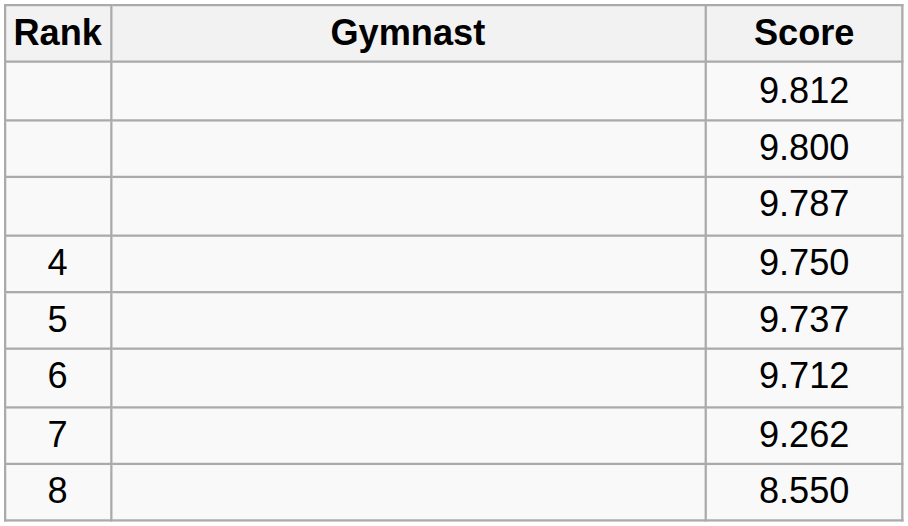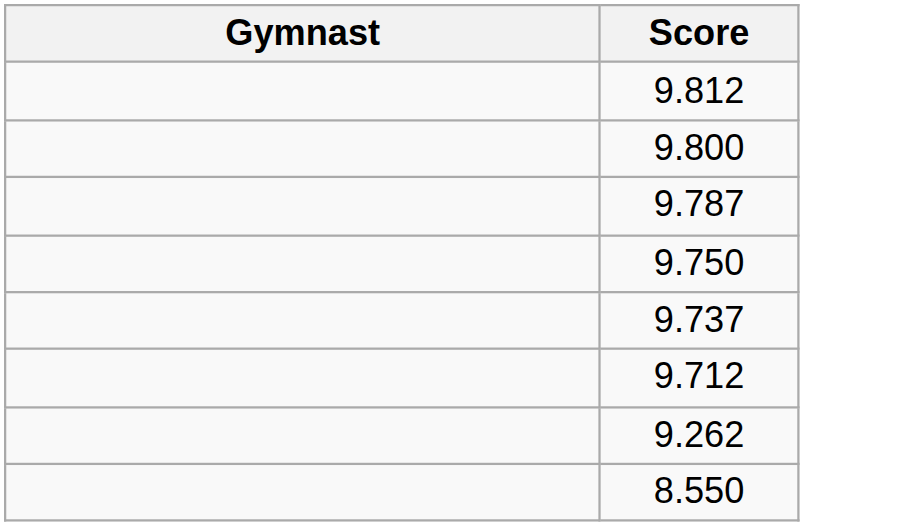- column: (58, 33)
